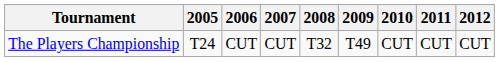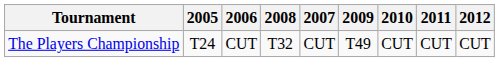columns swapped: (280, 17) <-> (319, 17)
